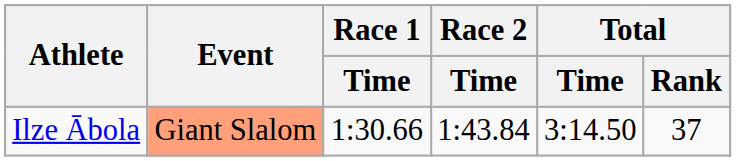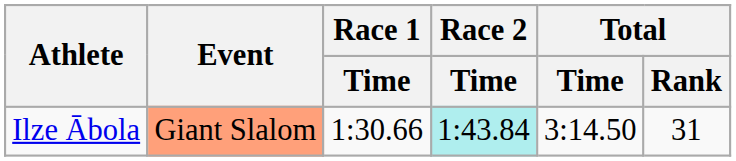(484, 130) no background -> (484, 130) paleturquoise background
(686, 130) 37 -> (686, 130) 31
